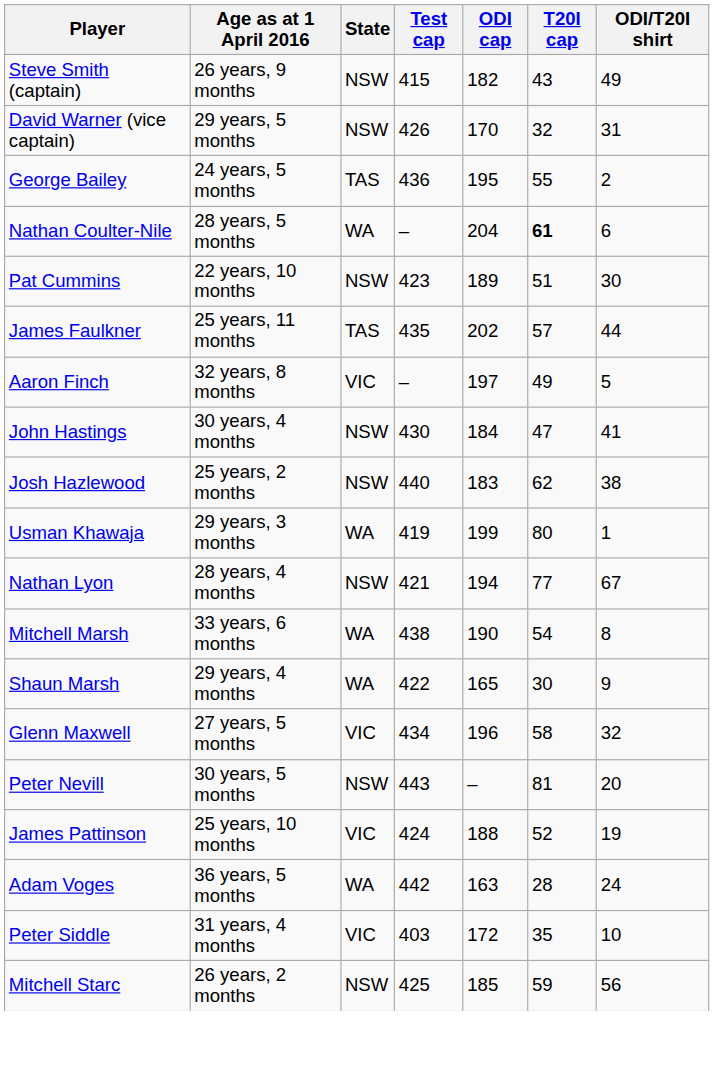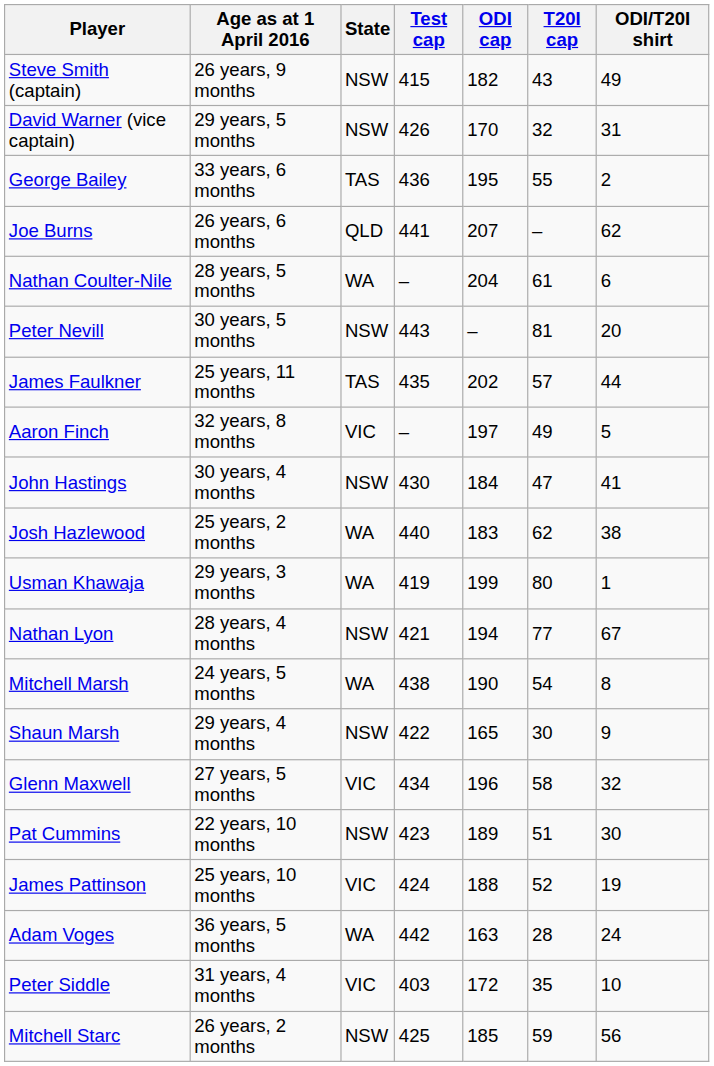(240, 180) 24 years, 5 months -> (240, 180) 33 years, 6 months
+ row: (51, 230)
(542, 230) bold -> (542, 281) normal
rows swapped: (65, 281) <-> (56, 784)
(367, 482) NSW -> (359, 532) WA
(240, 633) 33 years, 6 months -> (240, 683) 24 years, 5 months
(359, 683) WA -> (367, 734) NSW
